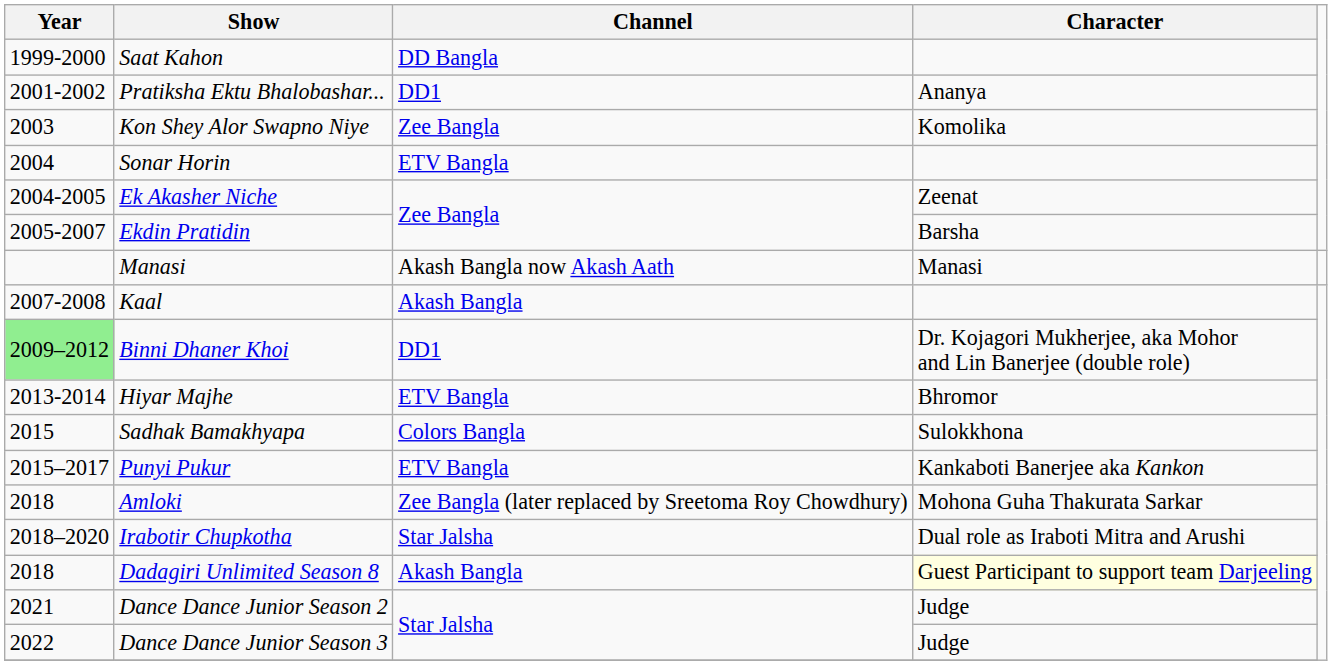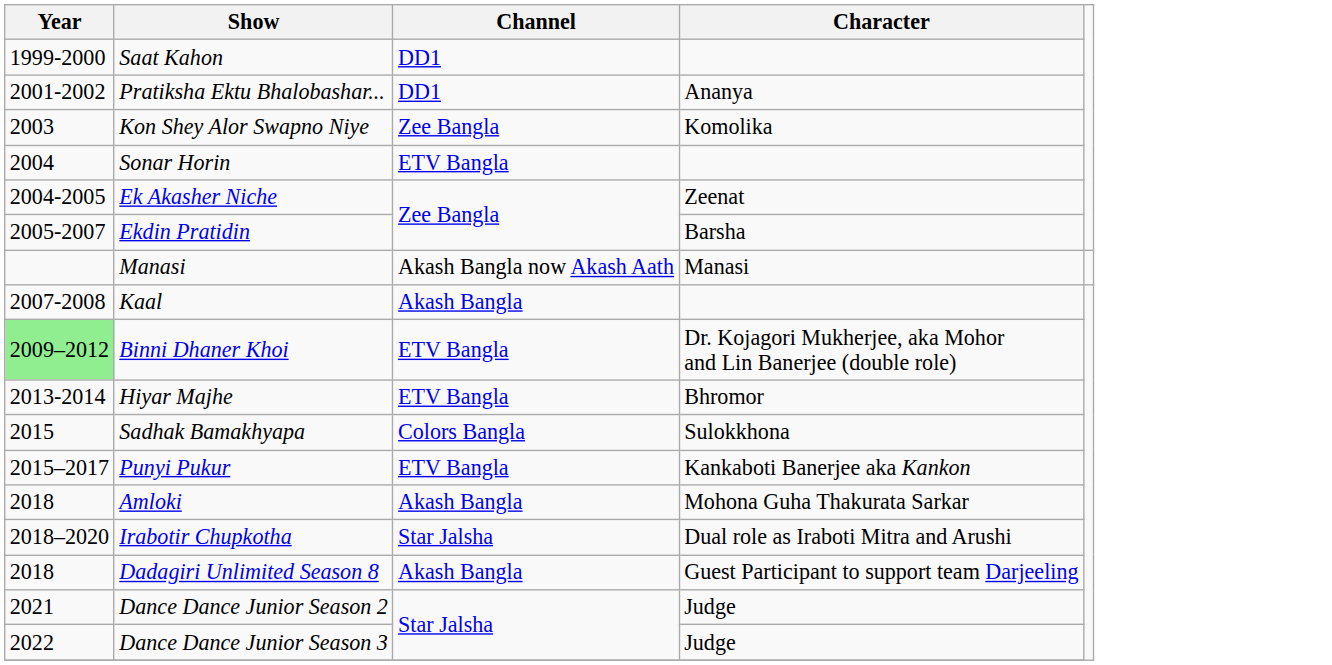(448, 57) DD Bangla -> (420, 57) DD1
(420, 349) DD1 -> (453, 349) ETV Bangla
(653, 502) Zee Bangla (later replaced by Sreetoma Roy Chowdhury) -> (460, 502) Akash Bangla
(1115, 572) lightyellow background -> (881, 572) no background
